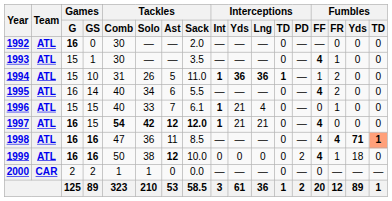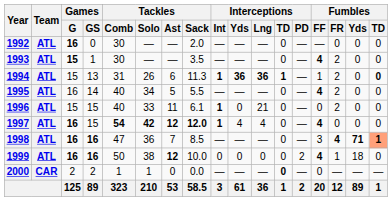(72, 60) normal -> (72, 60) bold
(337, 60) 1 -> (337, 60) 2
(93, 76) 10 -> (93, 76) 13
(172, 76) 5 -> (172, 76) 6
(197, 76) 11.0 -> (197, 76) 11.3
(378, 76) normal -> (378, 76) bold
(172, 92) 6 -> (172, 92) 5
(172, 108) 7 -> (172, 108) 11
(240, 108) 21 -> (240, 108) 0
(263, 108) 4 -> (263, 108) 21
(337, 108) 1 -> (337, 108) 2
(240, 124) 21 -> (240, 124) 4
(263, 124) 21 -> (263, 124) 4
(172, 140) 11 -> (172, 140) 7
(320, 140) 4 -> (320, 140) 3
(283, 172) normal -> (283, 172) bold
